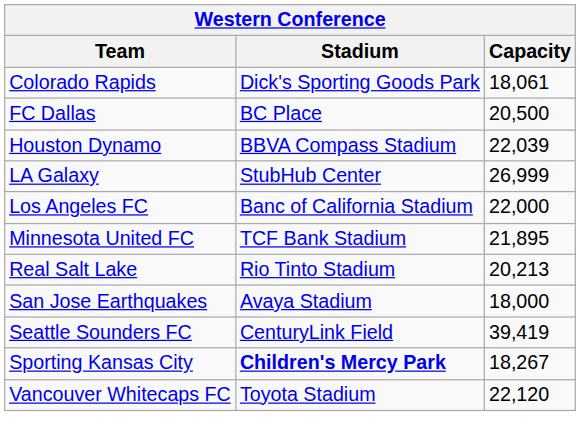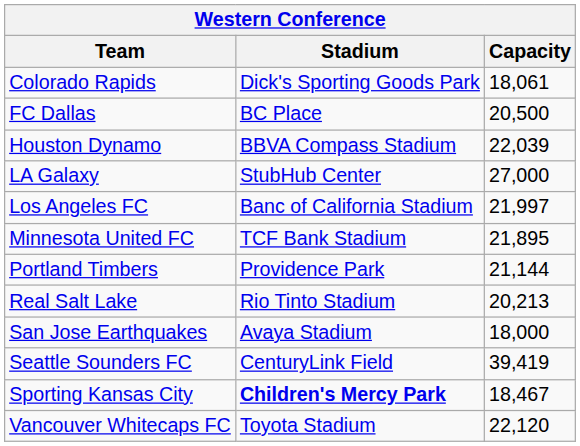(519, 176) 26,999 -> (519, 176) 27,000
(519, 207) 22,000 -> (519, 207) 21,997
+ row: (84, 269)
(519, 363) 18,267 -> (519, 394) 18,467
